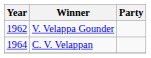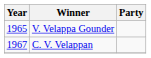(17, 28) 1962 -> (17, 28) 1965
(17, 45) 1964 -> (17, 45) 1967
